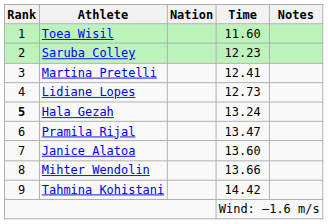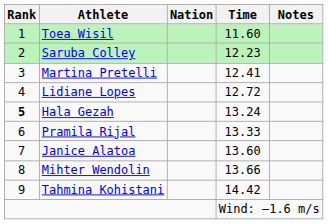(243, 92) 12.73 -> (243, 92) 12.72
(243, 131) 13.47 -> (243, 131) 13.33
